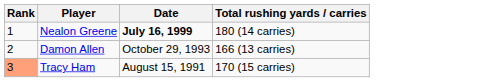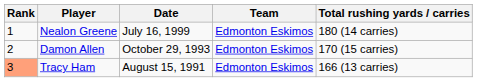+ column: (264, 13)
(157, 31) bold -> (156, 31) normal
(255, 49) 166 (13 carries) -> (358, 49) 170 (15 carries)
(255, 67) 170 (15 carries) -> (358, 67) 166 (13 carries)
